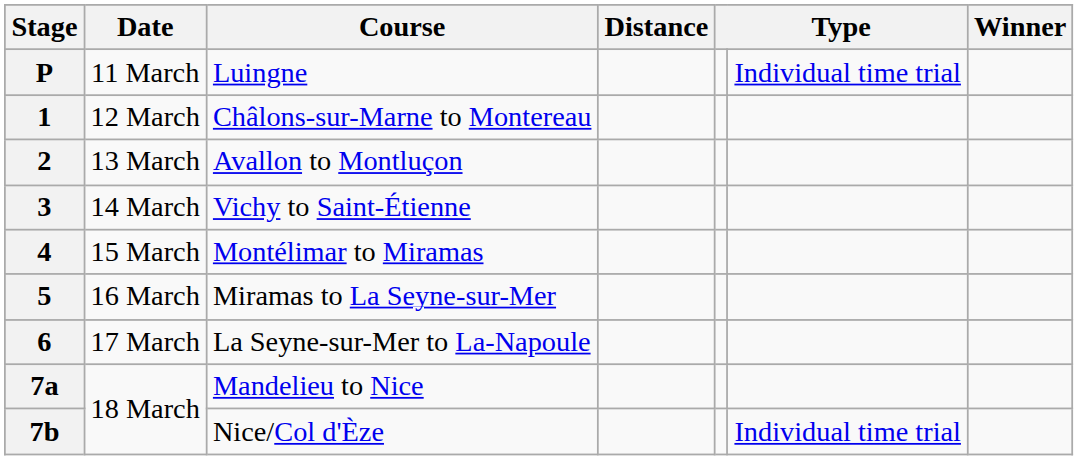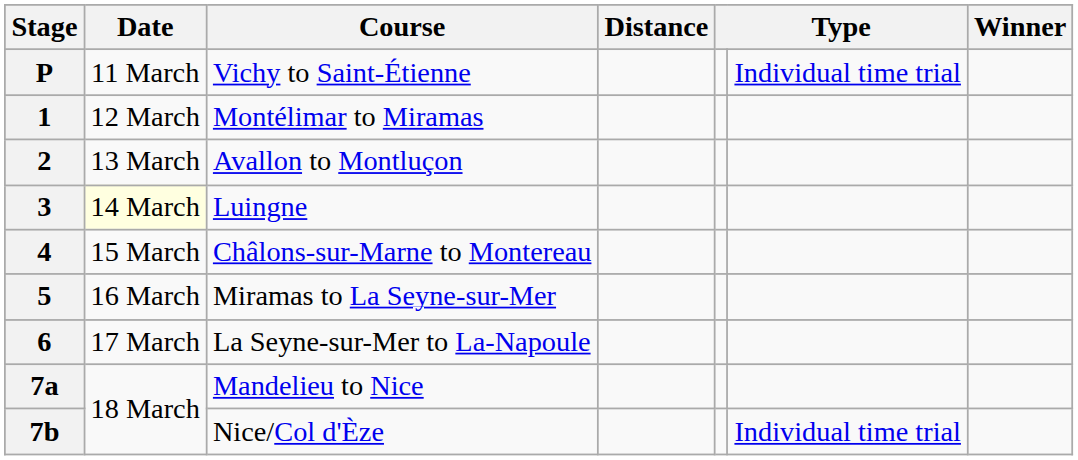(260, 71) Luingne -> (342, 71) Vichy to Saint-Étienne
(402, 116) Châlons-sur-Marne to Montereau -> (348, 116) Montélimar to Miramas
(145, 206) no background -> (145, 206) lightyellow background
(342, 206) Vichy to Saint-Étienne -> (260, 206) Luingne
(348, 251) Montélimar to Miramas -> (402, 251) Châlons-sur-Marne to Montereau
